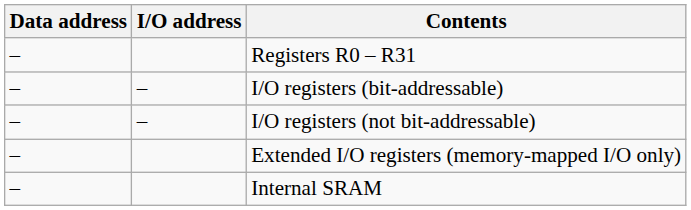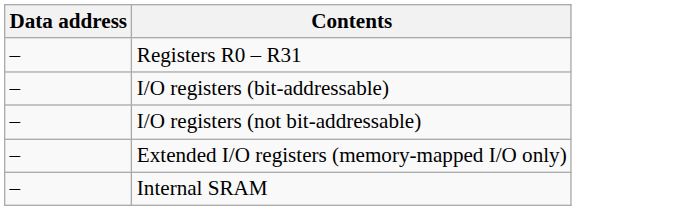- column: (189, 21)
